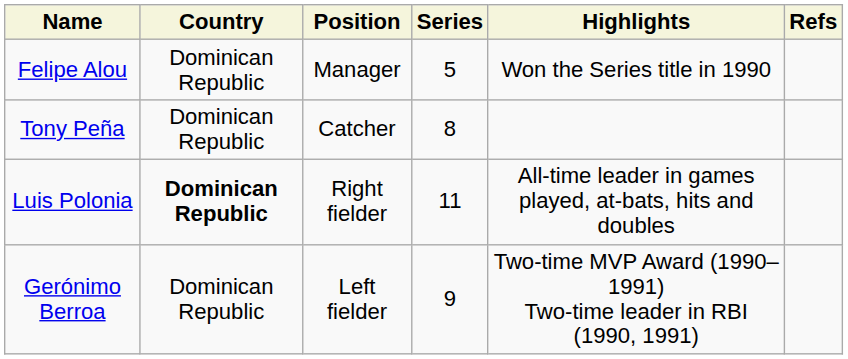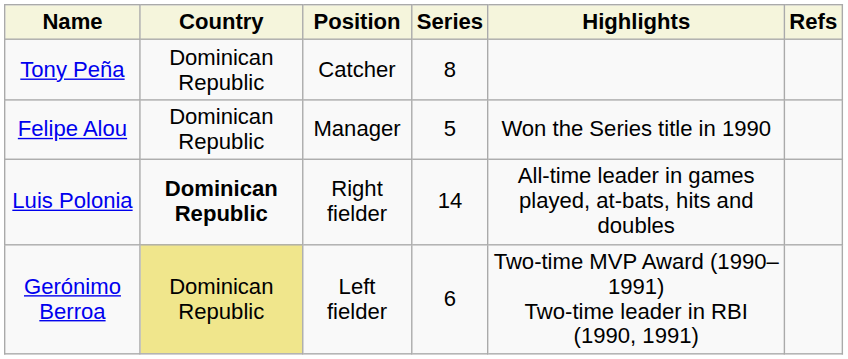rows swapped: (72, 69) <-> (72, 129)
(450, 201) 11 -> (450, 201) 14
(221, 298) no background -> (221, 298) khaki background
(450, 298) 9 -> (450, 298) 6
